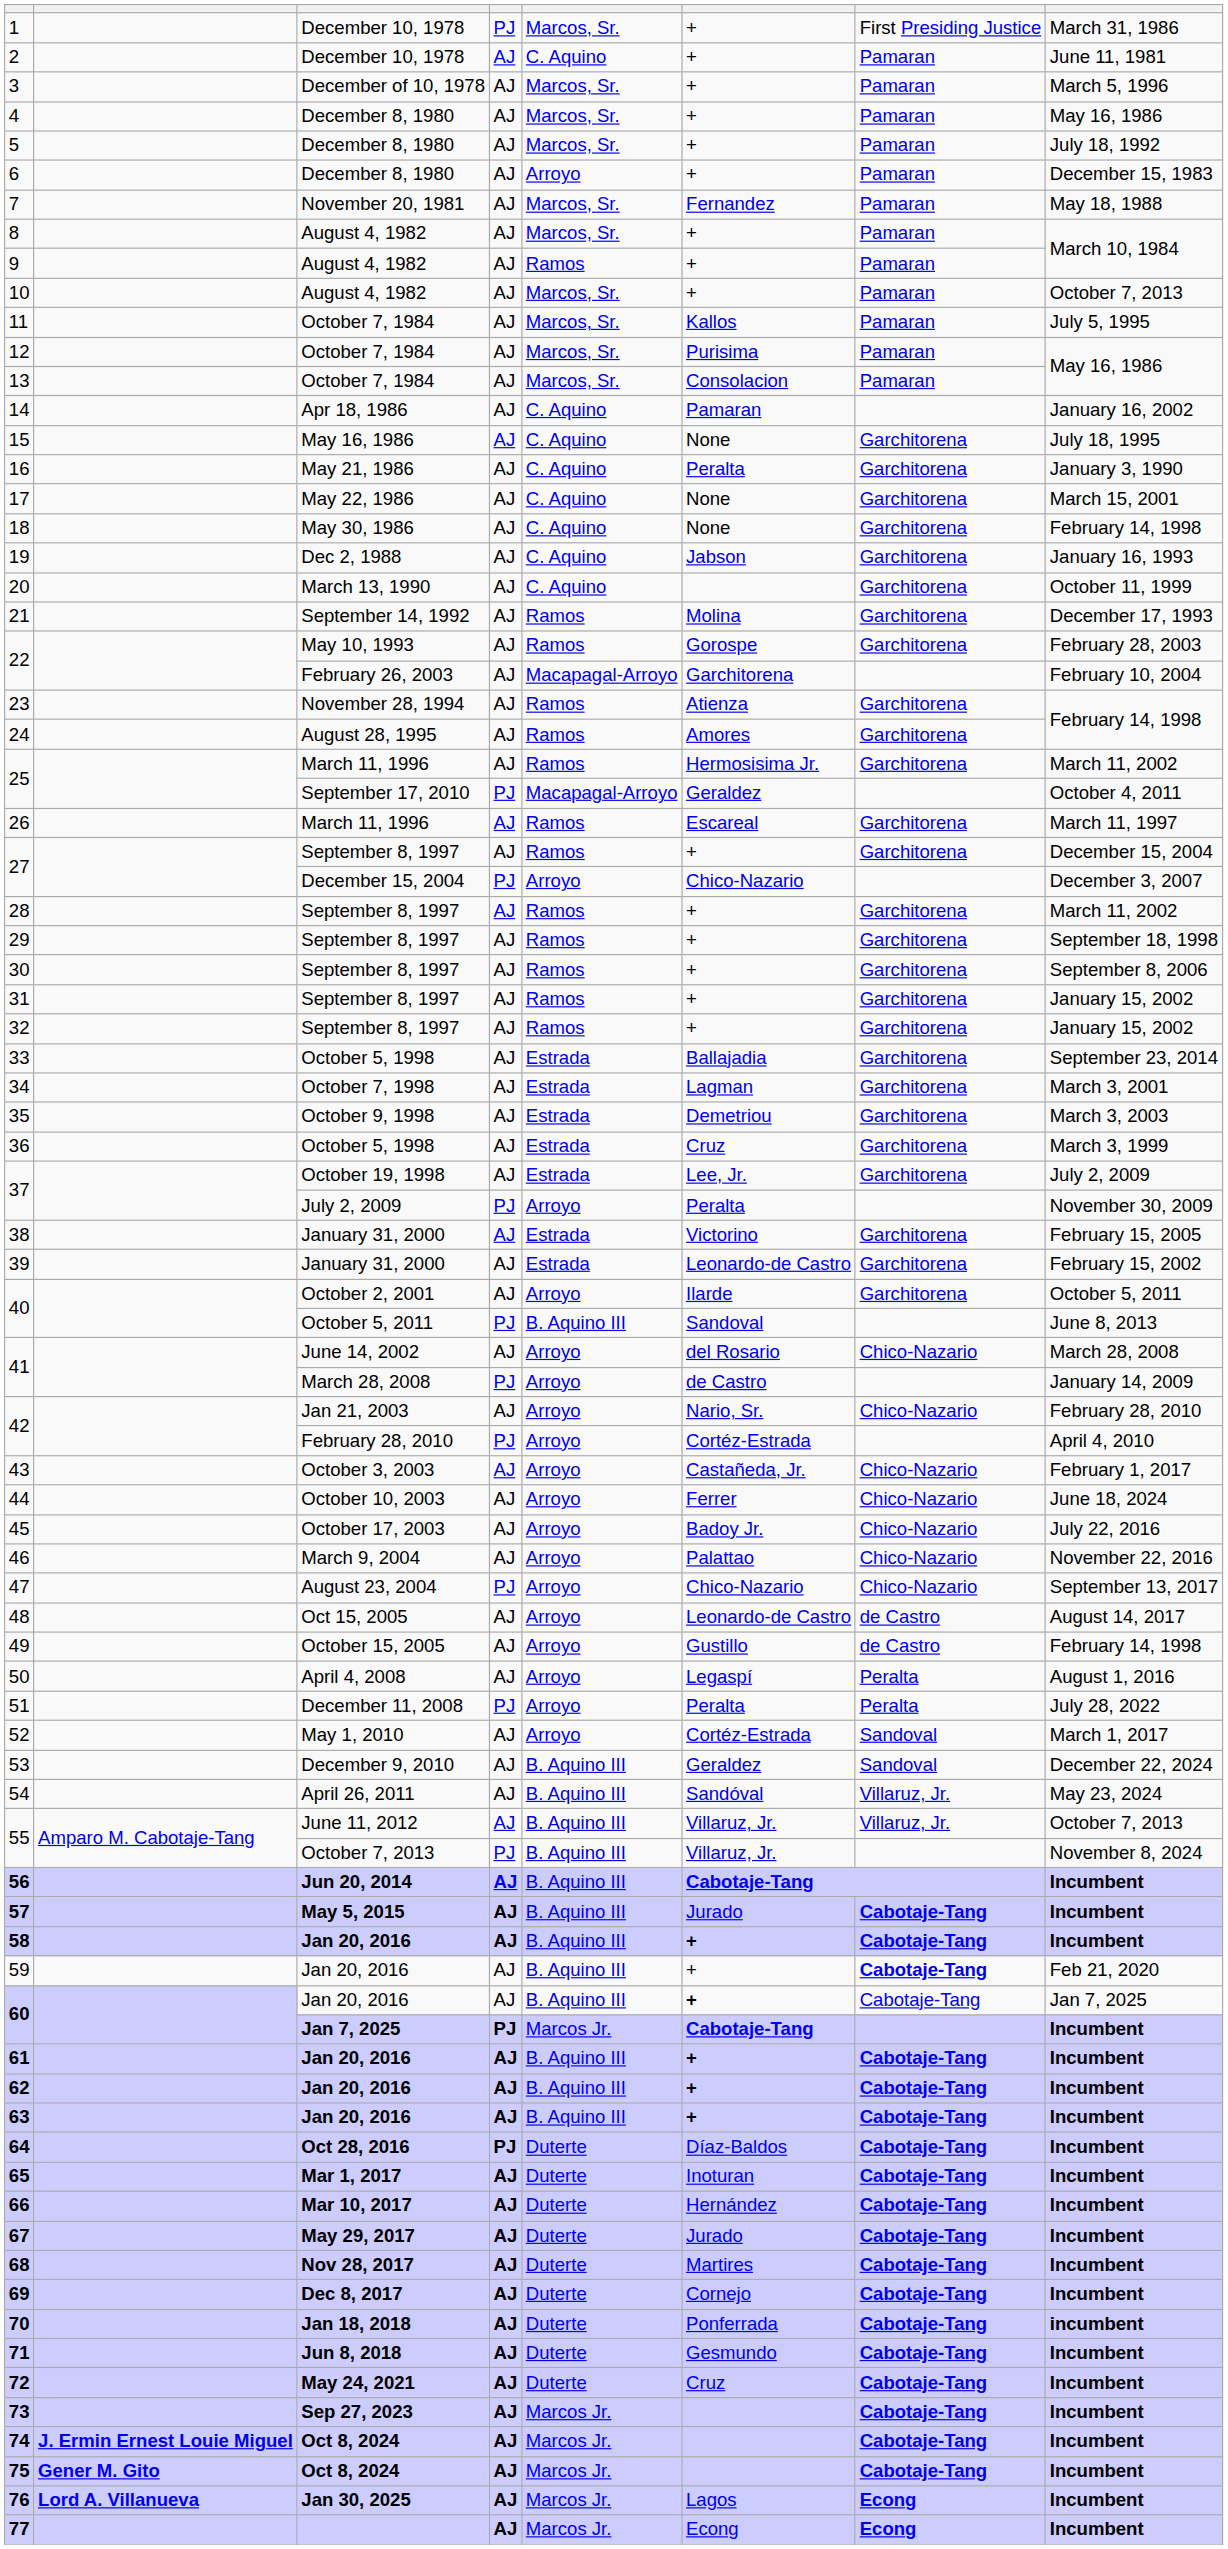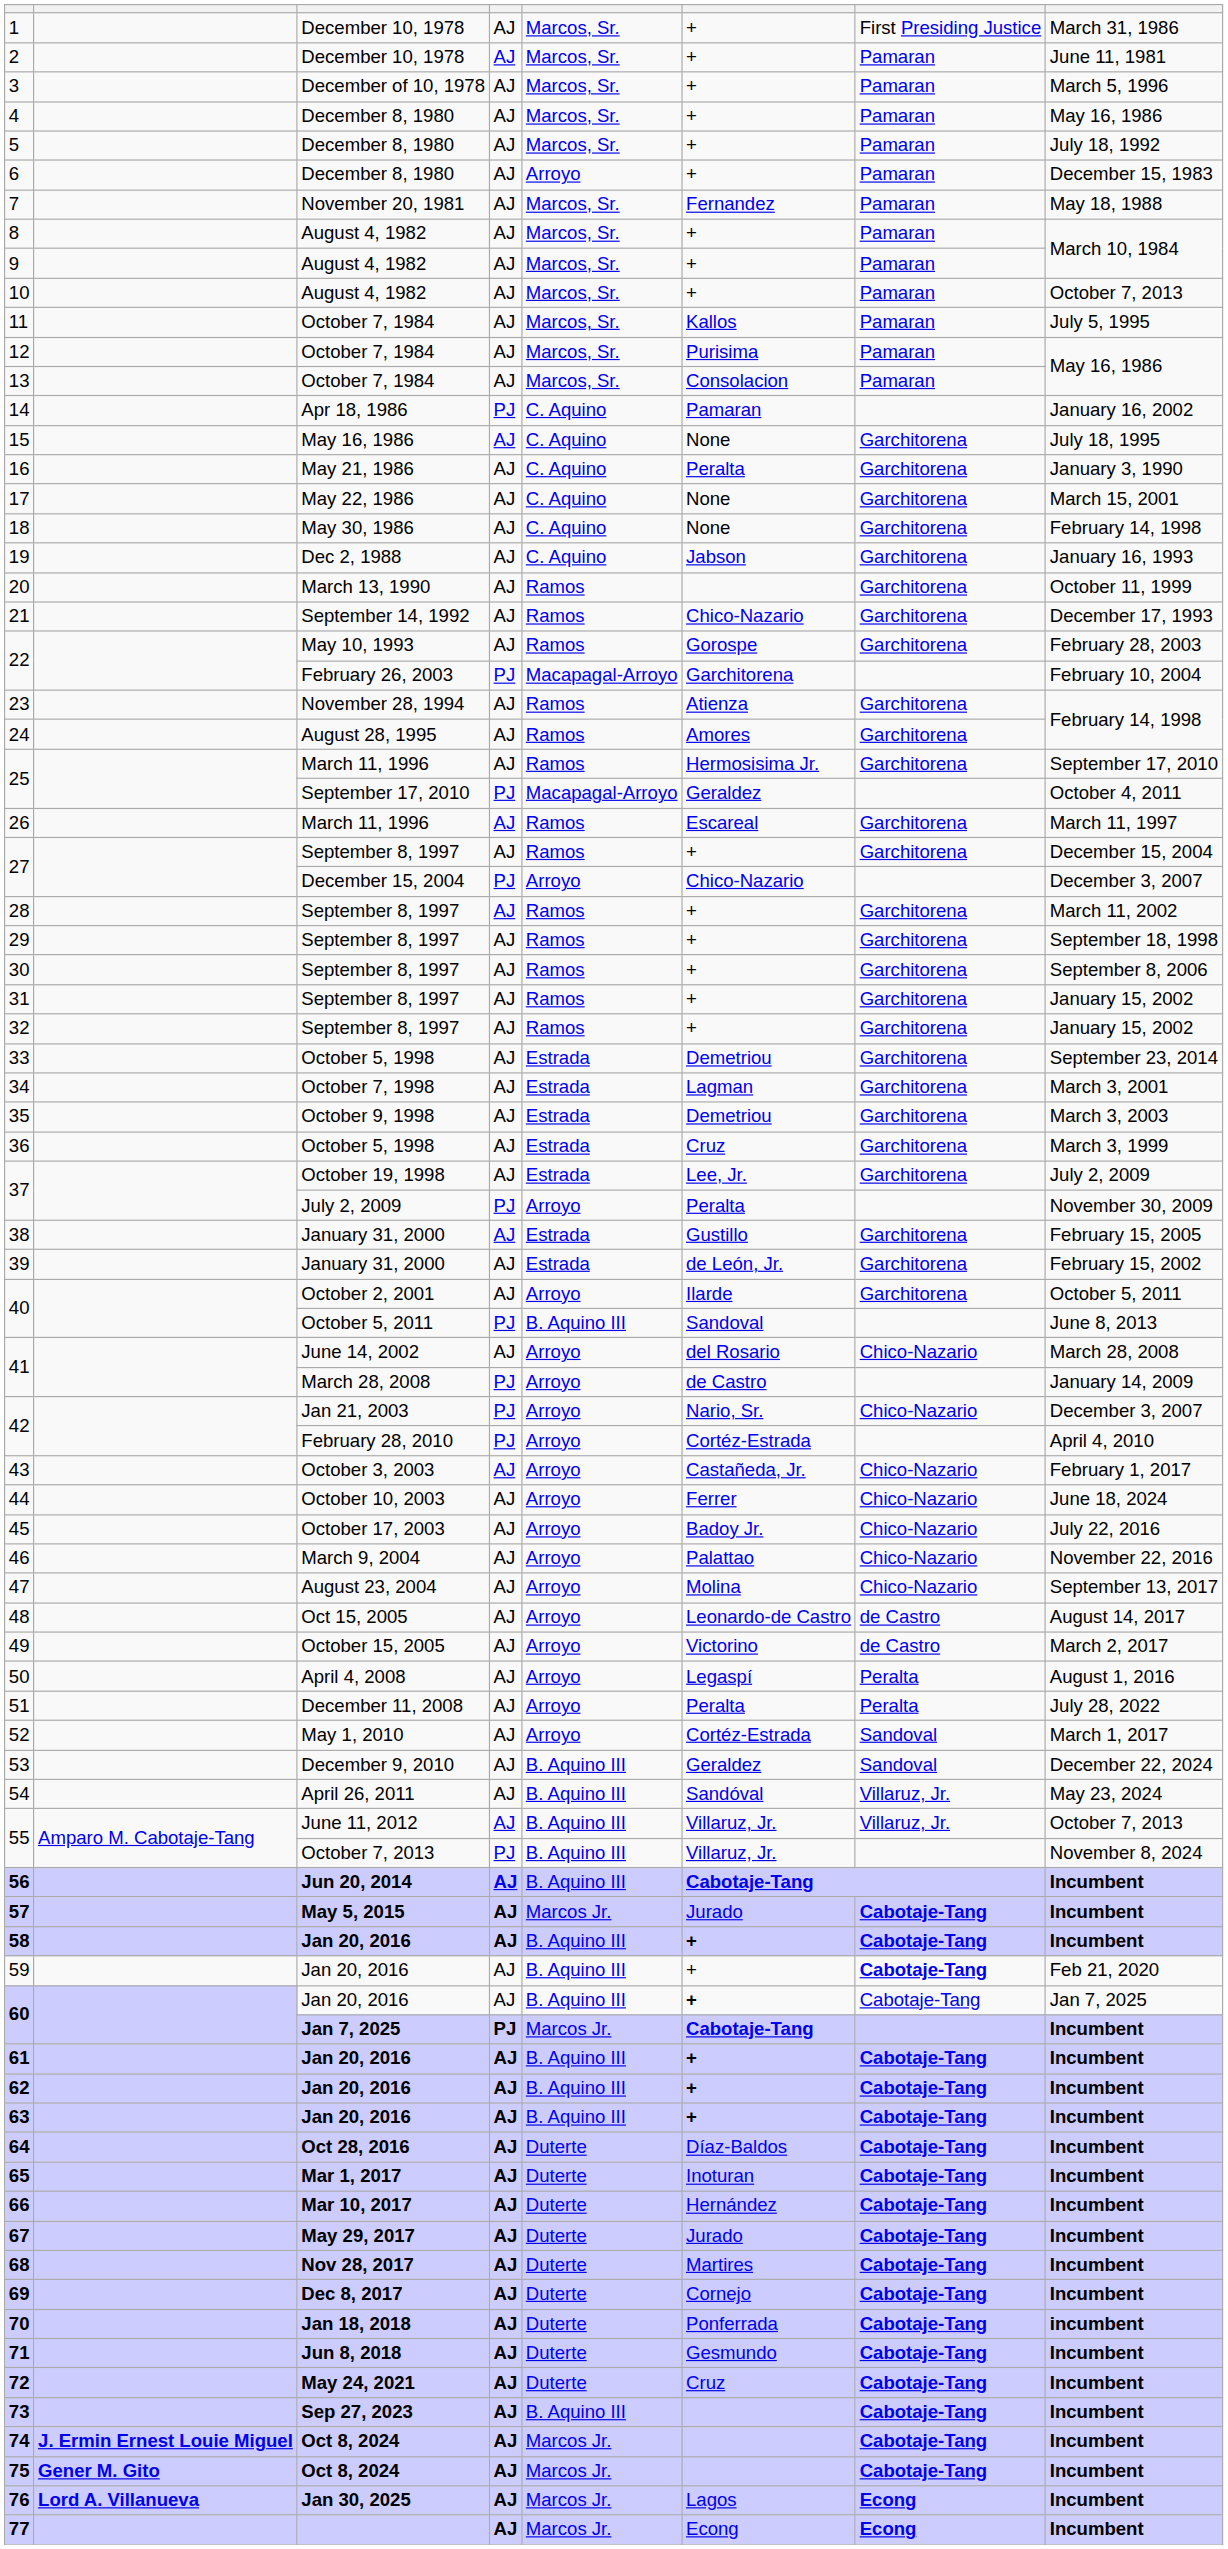(504, 27) PJ -> (504, 27) AJ
(566, 57) C. Aquino -> (573, 57) Marcos, Sr.
(555, 263) Ramos -> (573, 263) Marcos, Sr.
(504, 410) AJ -> (504, 410) PJ
(566, 587) C. Aquino -> (555, 587) Ramos
(713, 616) Molina -> (745, 616) Chico-Nazario
(504, 675) AJ -> (504, 675) PJ
(1114, 763) March 11, 2002 -> (1134, 763) September 17, 2010
(726, 1057) Ballajadia -> (729, 1057) Demetriou
(722, 1234) Victorino -> (717, 1234) Gustillo
(769, 1264) Leonardo-de Castro -> (735, 1264) de León, Jr.
(504, 1411) AJ -> (504, 1411) PJ
(1126, 1411) February 28, 2010 -> (1126, 1411) December 3, 2007
(504, 1587) PJ -> (504, 1587) AJ
(745, 1587) Chico-Nazario -> (713, 1587) Molina
(717, 1646) Gustillo -> (722, 1646) Victorino
(1126, 1646) February 14, 1998 -> (1109, 1646) March 2, 2017
(504, 1705) PJ -> (504, 1705) AJ
(576, 1911) B. Aquino III -> (569, 1911) Marcos Jr.
(505, 2147) PJ -> (505, 2147) AJ
(569, 2412) Marcos Jr. -> (576, 2412) B. Aquino III
